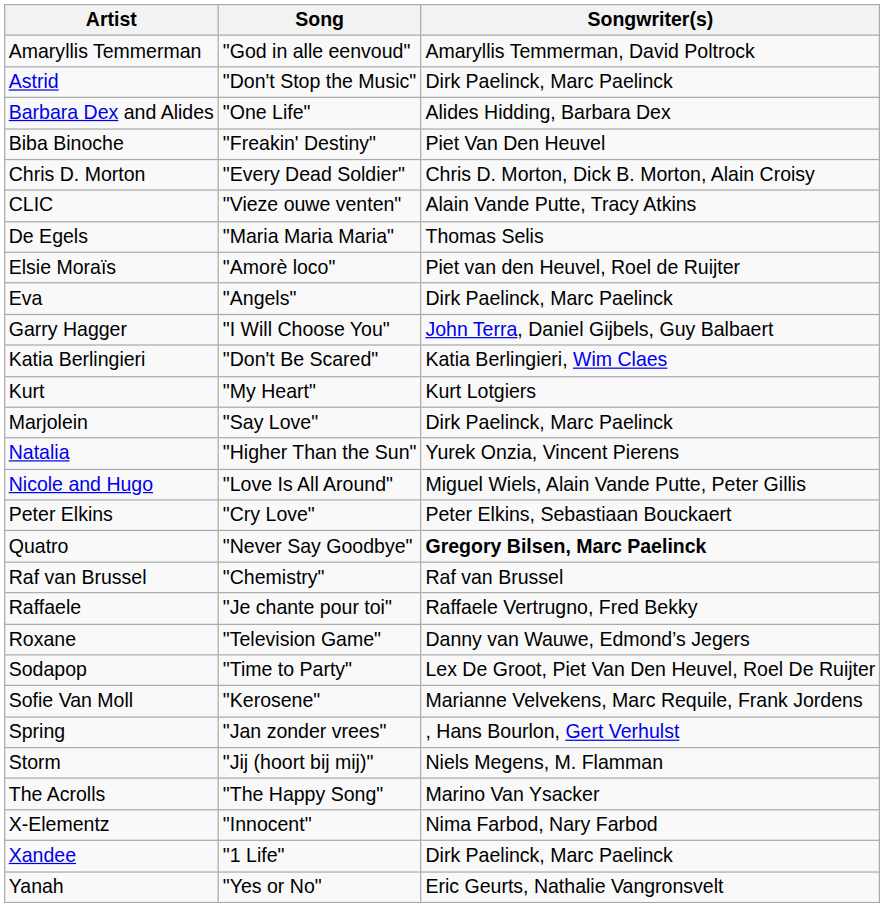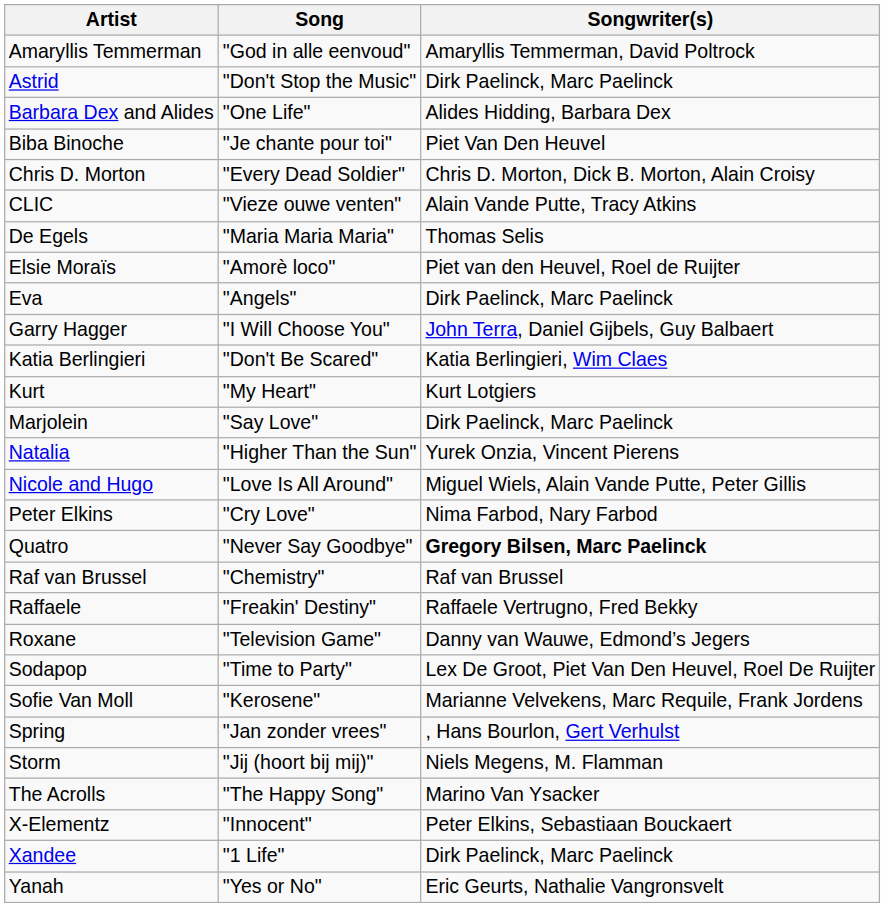(299, 143) "Freakin' Destiny" -> (307, 143) "Je chante pour toi"
(578, 515) Peter Elkins, Sebastiaan Bouckaert -> (542, 515) Nima Farbod, Nary Farbod
(307, 608) "Je chante pour toi" -> (299, 608) "Freakin' Destiny"
(542, 824) Nima Farbod, Nary Farbod -> (578, 824) Peter Elkins, Sebastiaan Bouckaert
